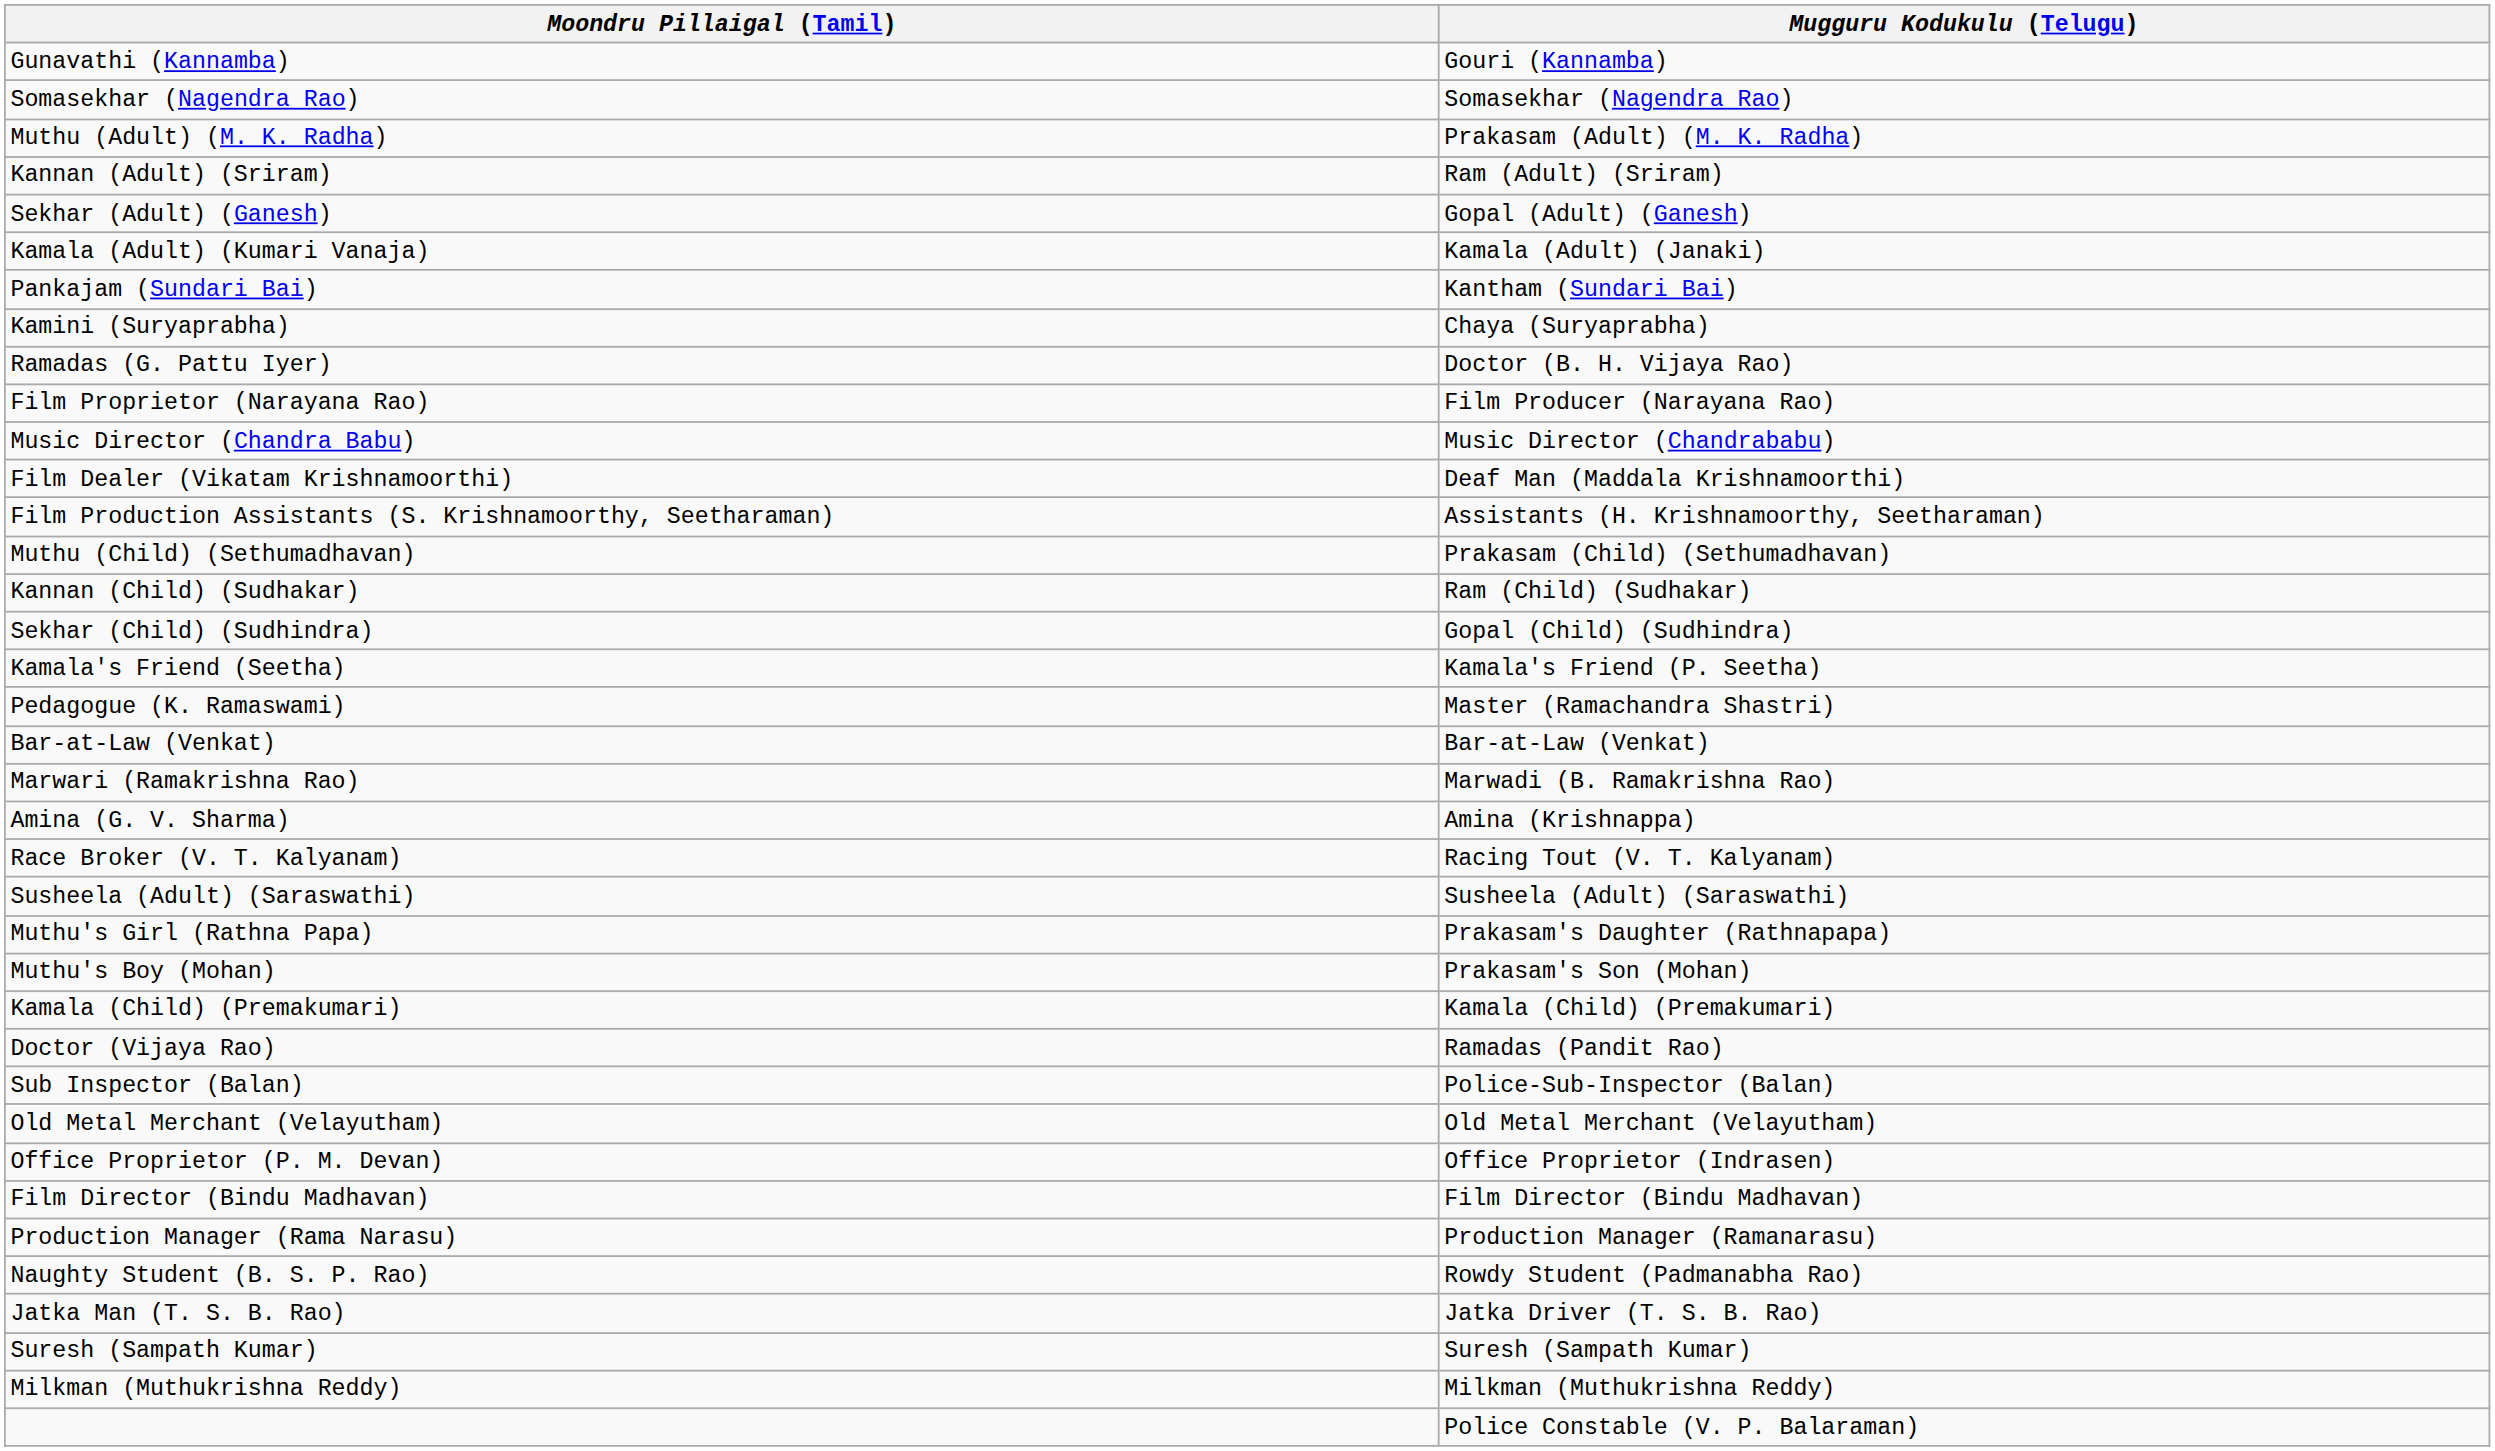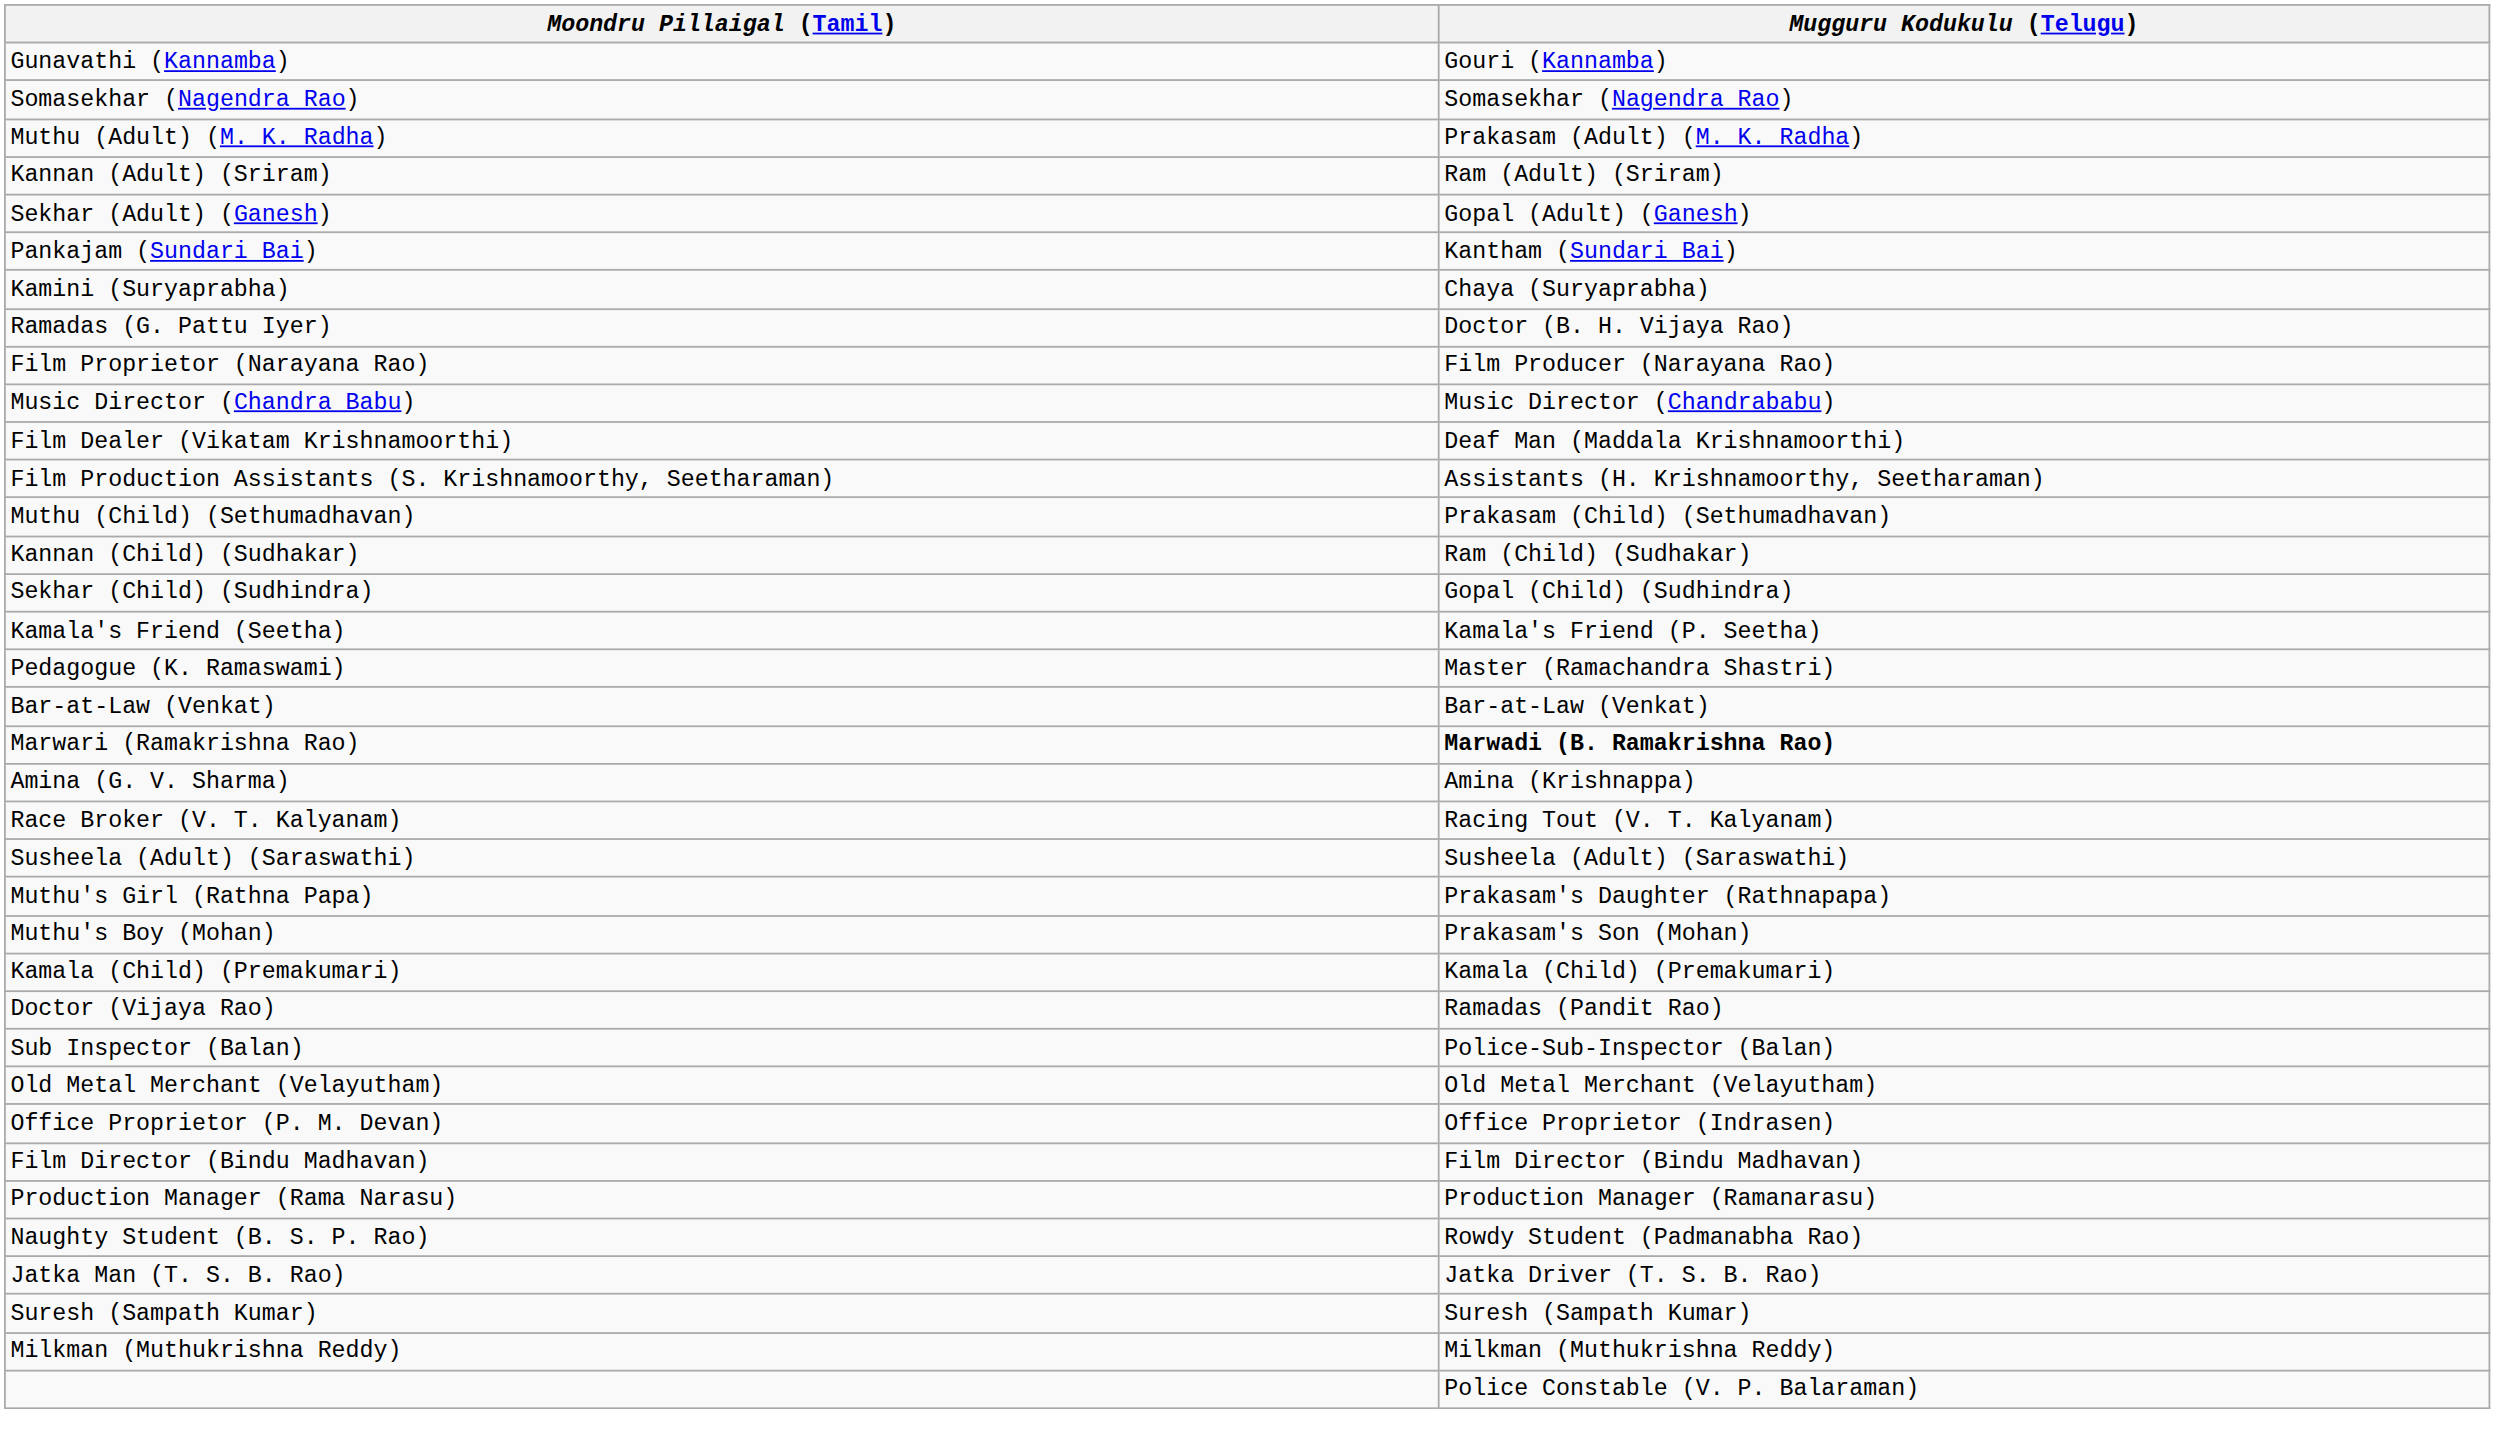- row: (220, 251)
(1640, 782) normal -> (1640, 744) bold
